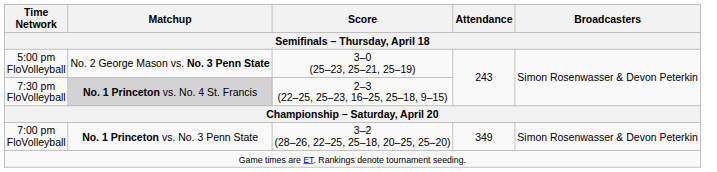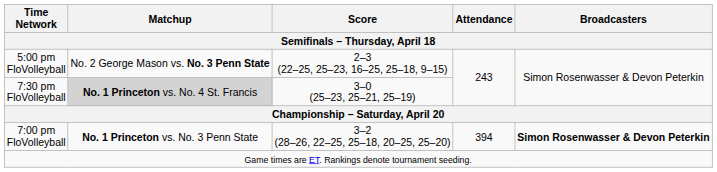(363, 64) 3–0 (25–23, 25–21, 25–19) -> (363, 64) 2–3 (22–25, 25–23, 16–25, 25–18, 9–15)
(363, 92) 2–3 (22–25, 25–23, 16–25, 25–18, 9–15) -> (363, 92) 3–0 (25–23, 25–21, 25–19)
(484, 137) 349 -> (484, 137) 394
(608, 137) normal -> (613, 137) bold
